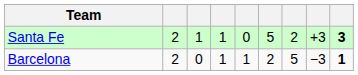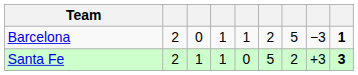rows swapped: (36, 37) <-> (39, 59)
